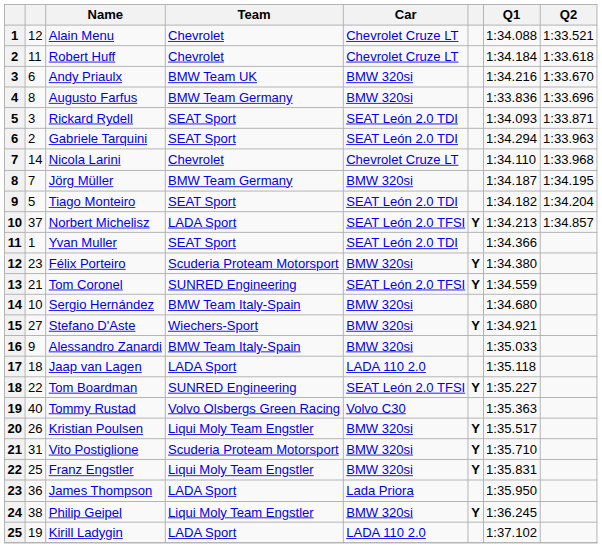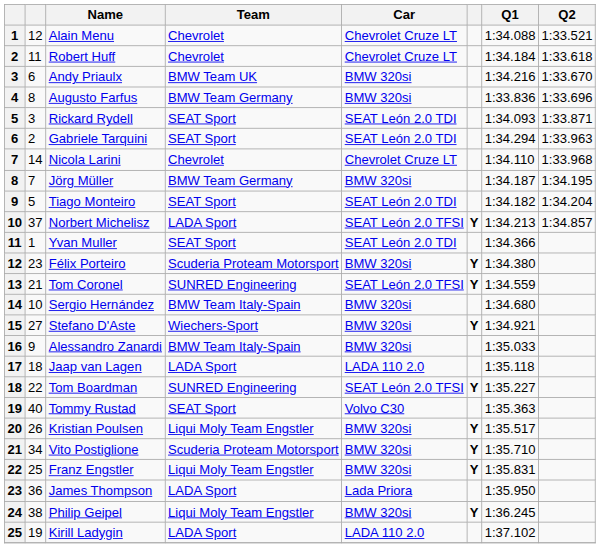(254, 408) Volvo Olsbergs Green Racing -> (202, 408) SEAT Sport
(35, 450) 31 -> (35, 450) 34
